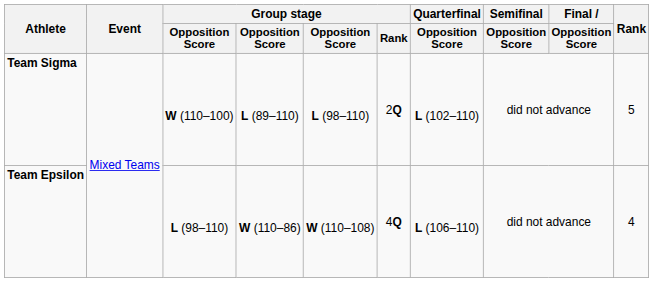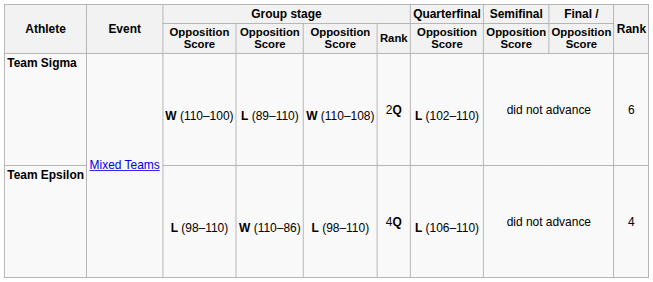(340, 117) L (98–110) -> (340, 117) W (110–108)
(631, 110) 5 -> (631, 110) 6
(340, 228) W (110–108) -> (340, 228) L (98–110)
